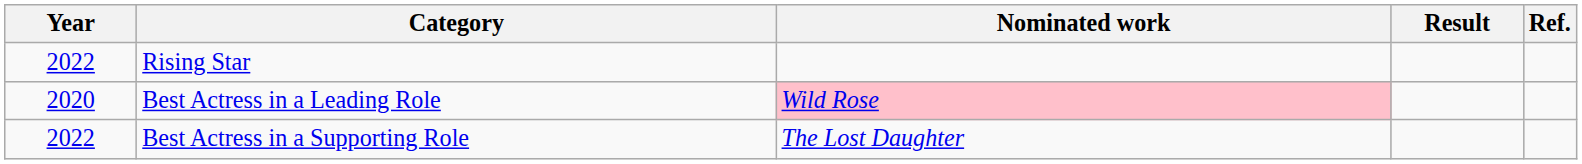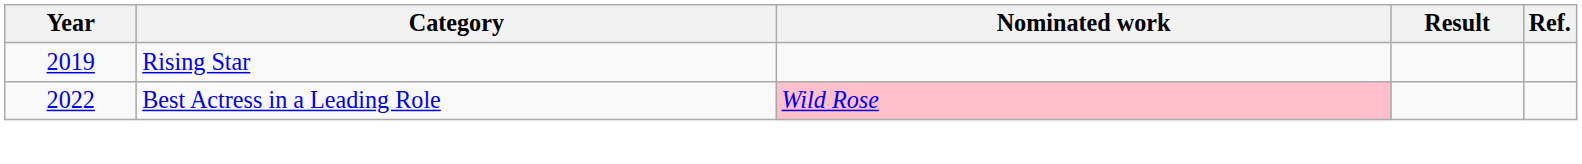(71, 61) 2022 -> (71, 61) 2019
(71, 100) 2020 -> (71, 100) 2022
- row: (306, 138)
